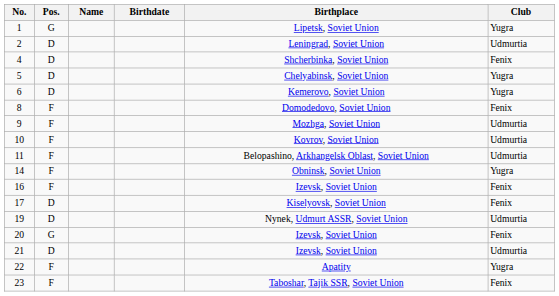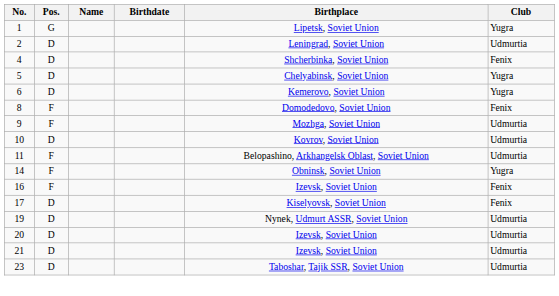(51, 140) F -> (51, 140) D
(51, 235) G -> (51, 235) D
(501, 235) Fenix -> (509, 235) Udmurtia
- row: (19, 267)
(51, 283) F -> (51, 267) D
(501, 283) Fenix -> (509, 267) Udmurtia
